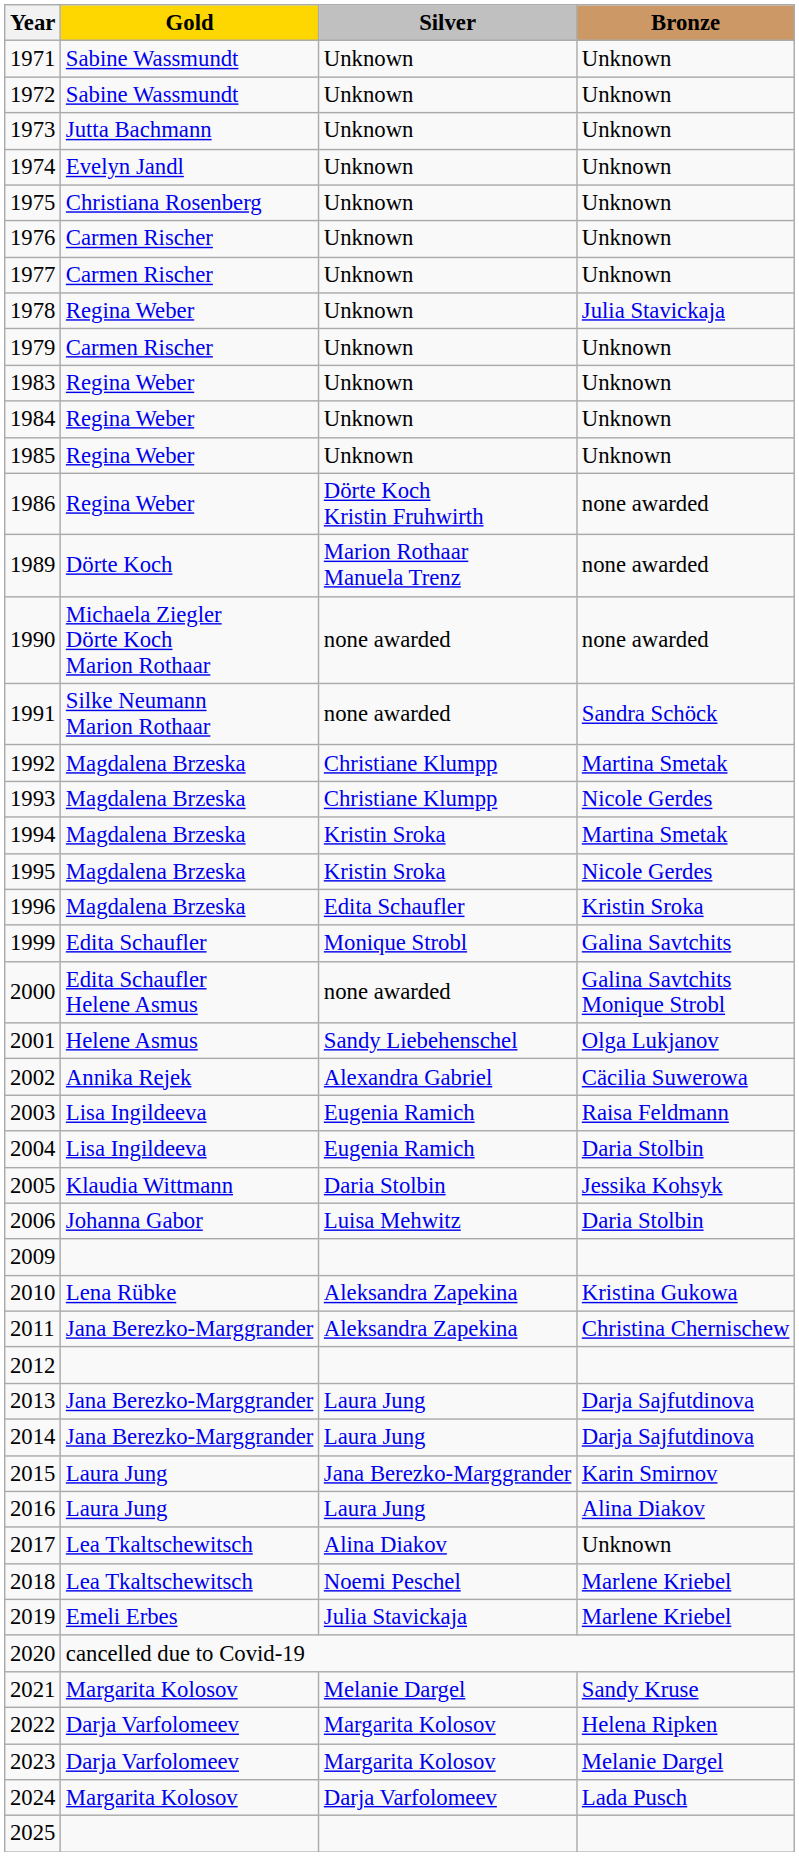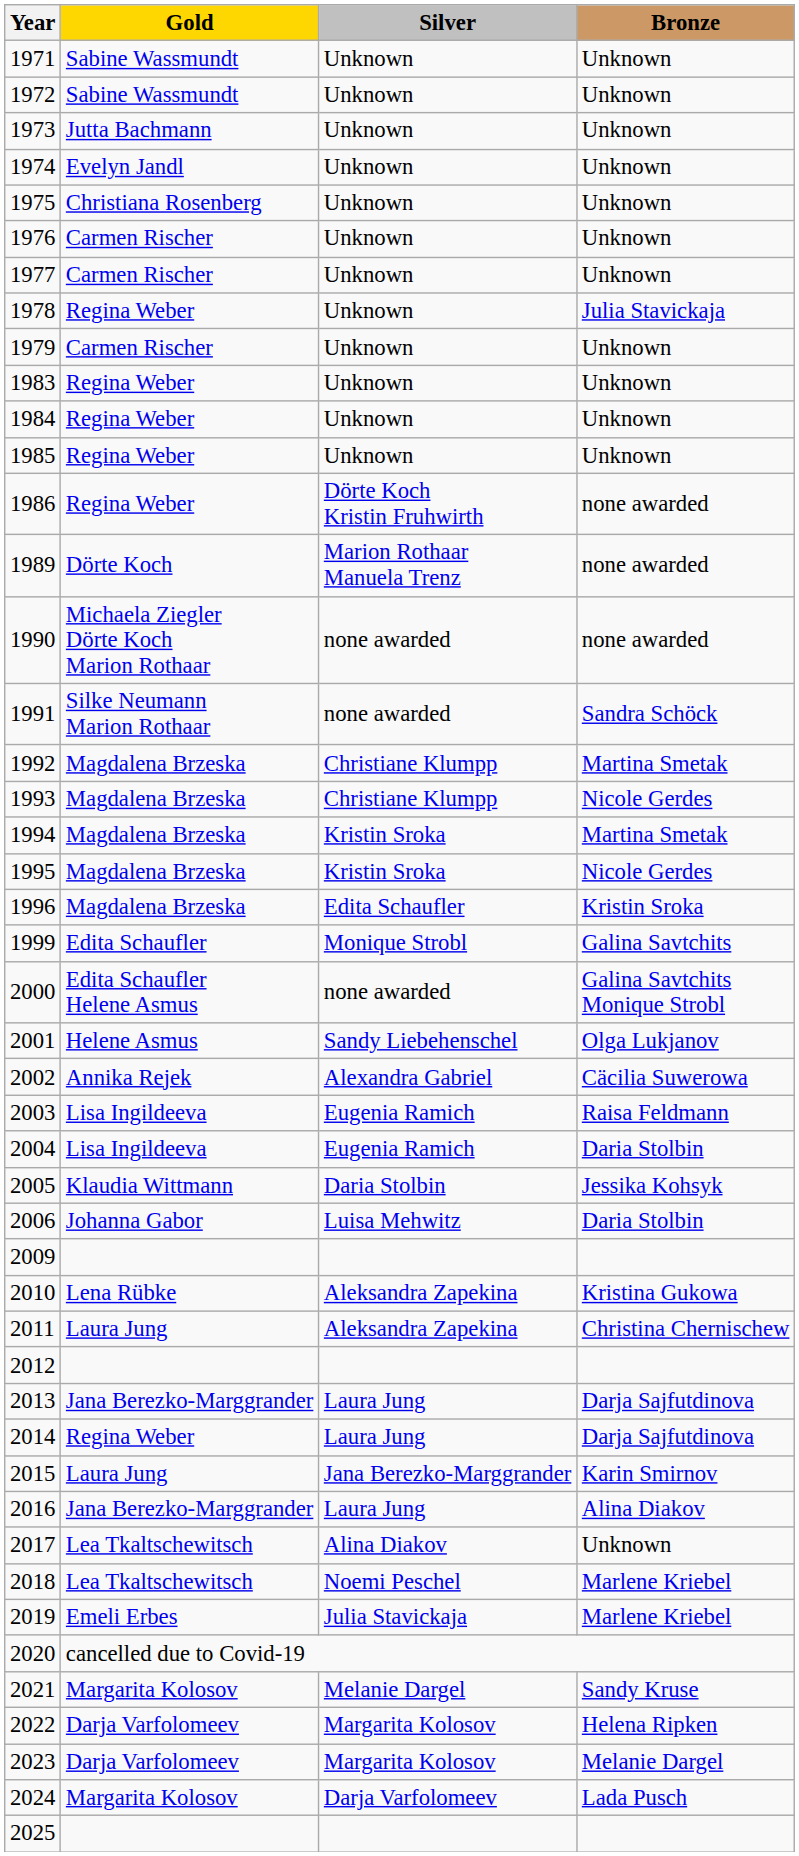(190, 1328) Jana Berezko-Marggrander -> (117, 1328) Laura Jung
(190, 1437) Jana Berezko-Marggrander -> (130, 1437) Regina Weber
(117, 1509) Laura Jung -> (190, 1509) Jana Berezko-Marggrander
